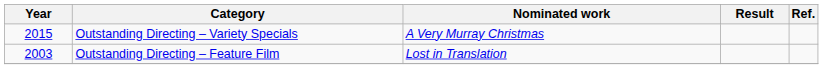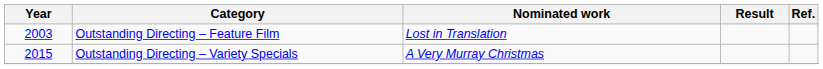rows swapped: (177, 53) <-> (187, 34)
